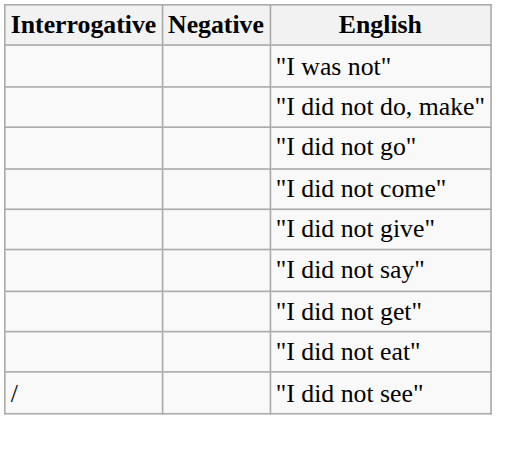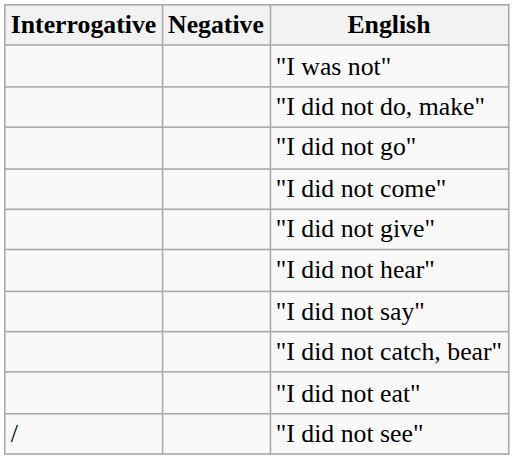+ row: (355, 270)
- row: (349, 310)
+ row: (389, 351)
